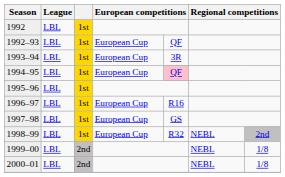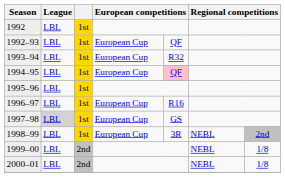(176, 57) 3R -> (176, 57) R32
(52, 118) no background -> (52, 118) lightgrey background
(176, 133) R32 -> (176, 133) 3R
